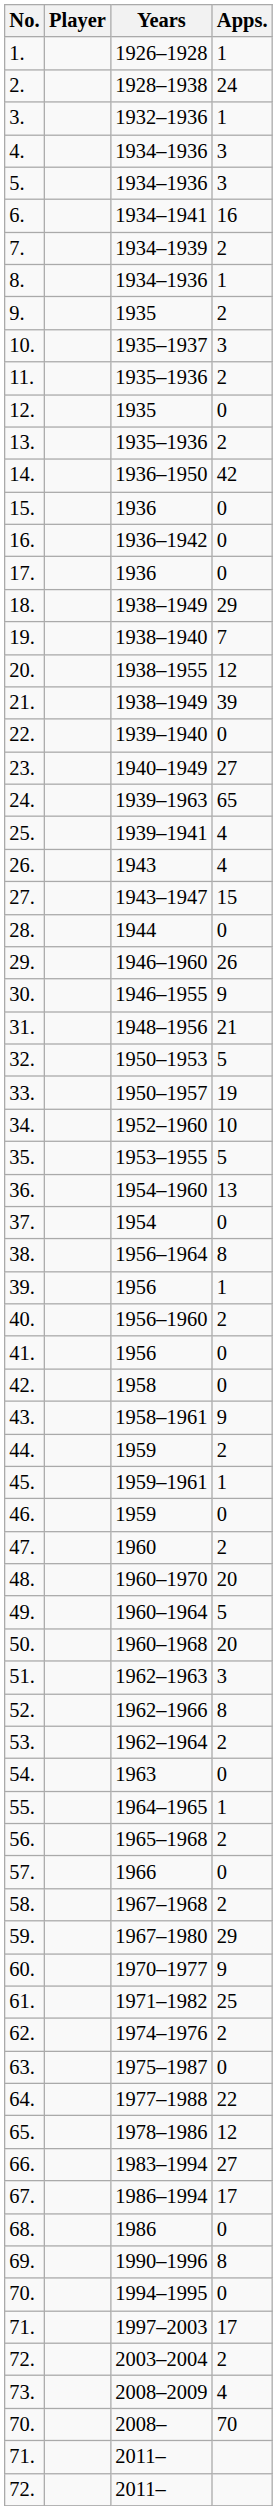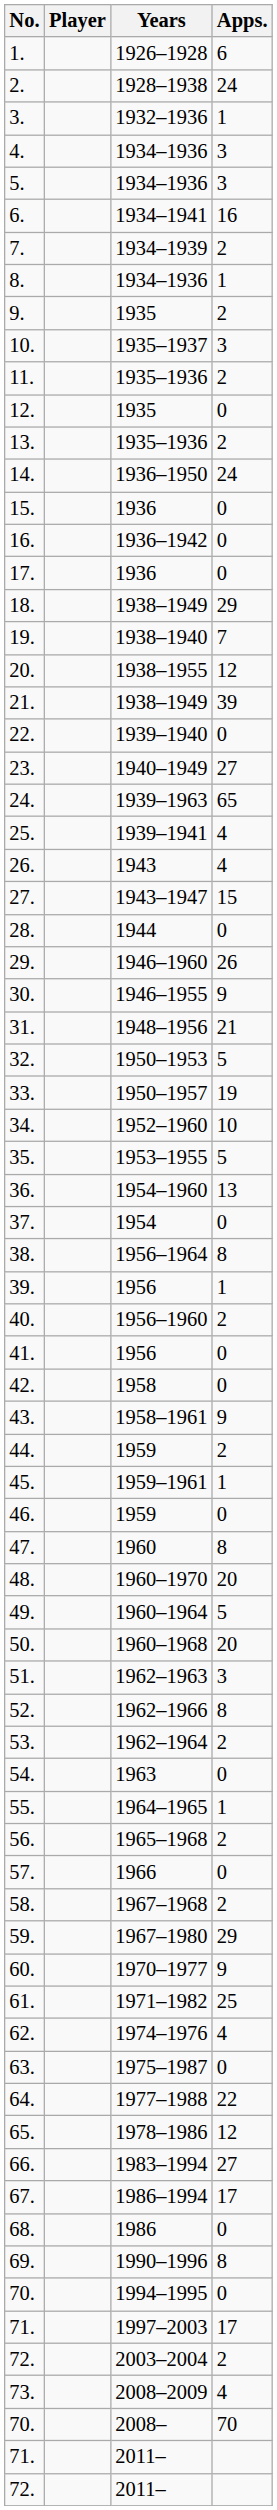(222, 53) 1 -> (222, 53) 6
(227, 475) 42 -> (227, 475) 24
(222, 1547) 2 -> (222, 1547) 8
(222, 2034) 2 -> (222, 2034) 4
